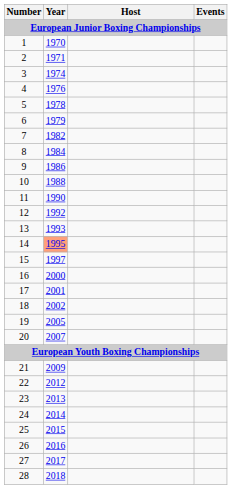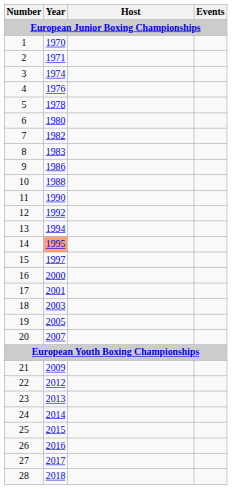(56, 120) 1979 -> (56, 120) 1980
(56, 151) 1984 -> (56, 151) 1983
(56, 228) 1993 -> (56, 228) 1994
(56, 306) 2002 -> (56, 306) 2003
